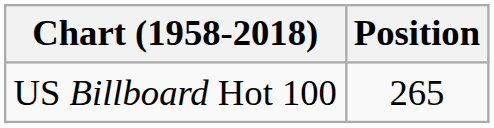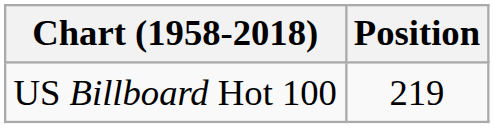(417, 91) 265 -> (417, 91) 219
